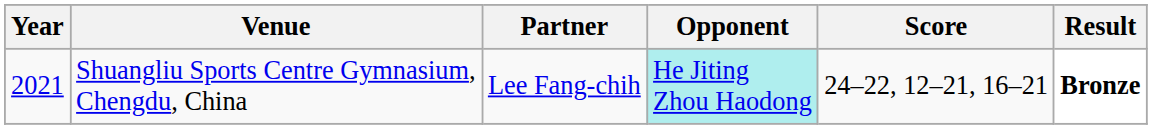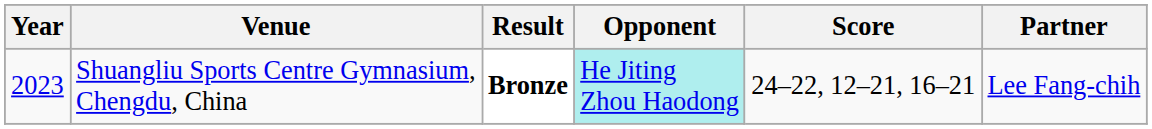columns swapped: (564, 26) <-> (1100, 26)
(37, 85) 2021 -> (37, 85) 2023
